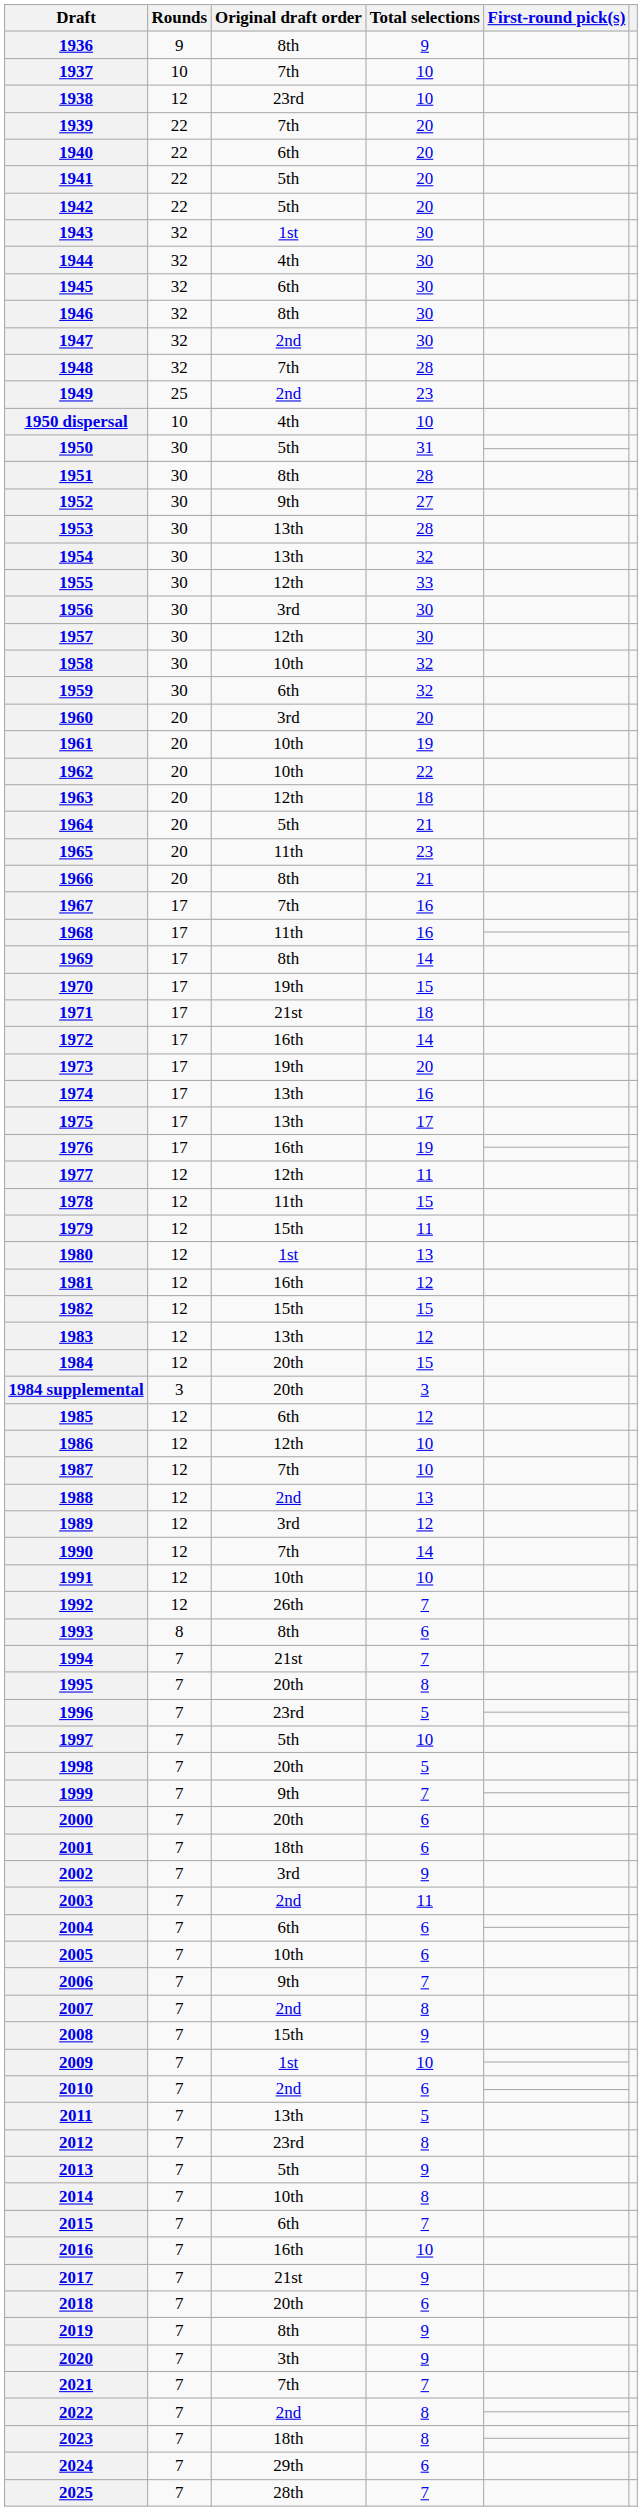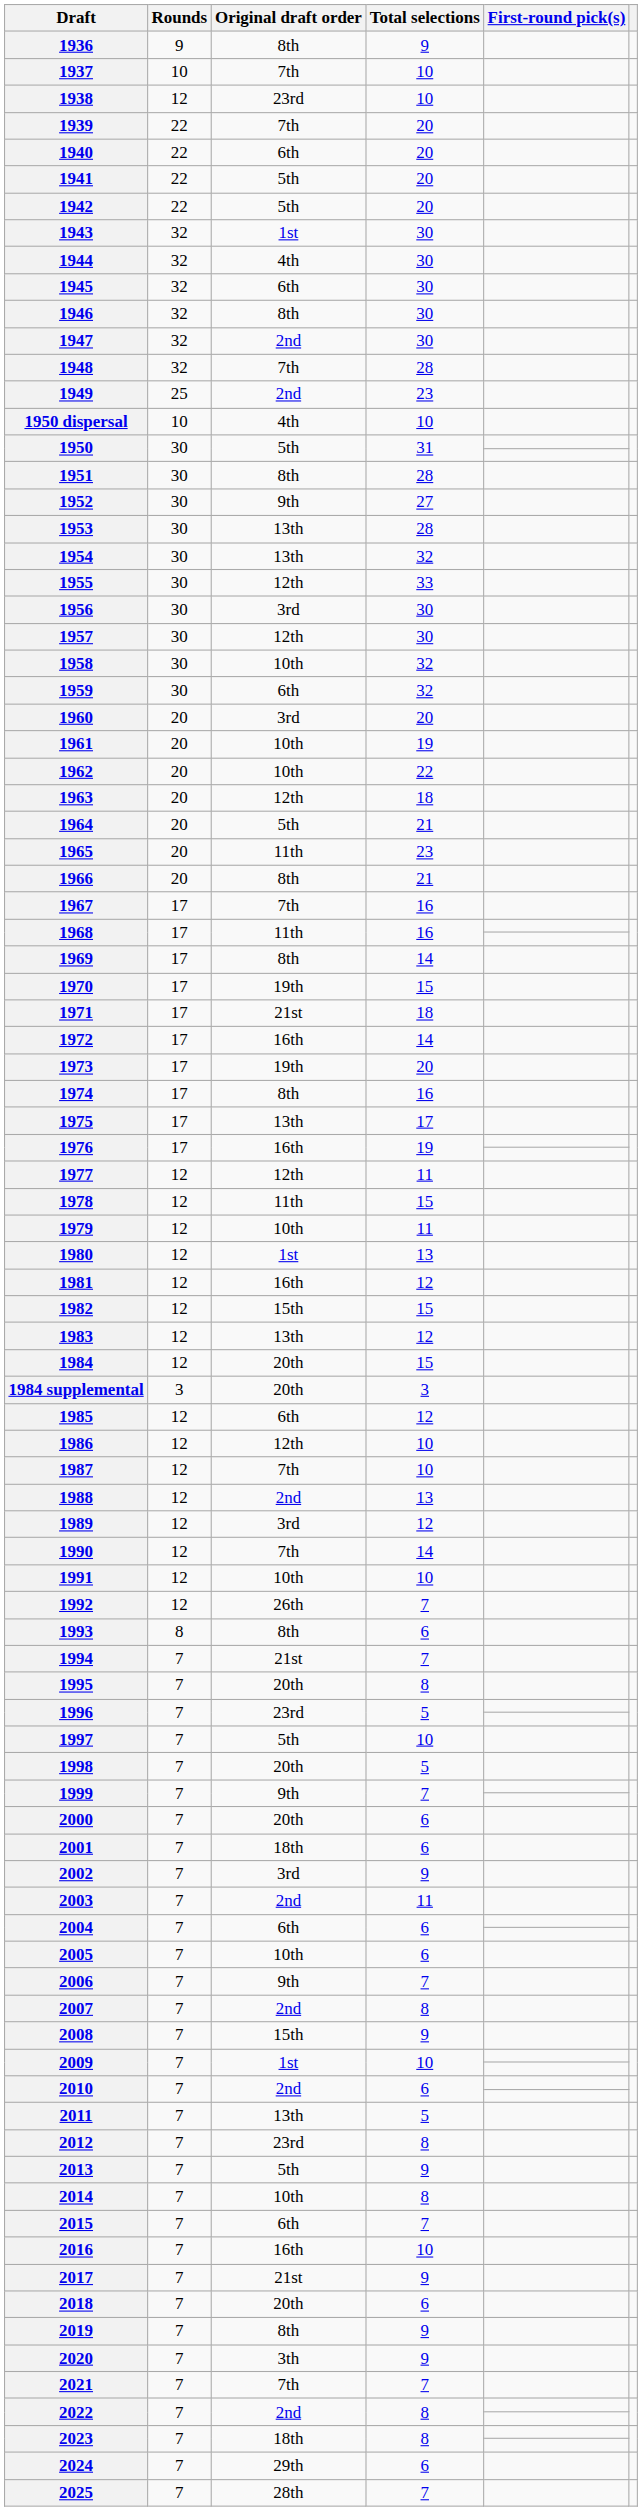(288, 1093) 13th -> (288, 1093) 8th
(288, 1228) 15th -> (288, 1228) 10th
